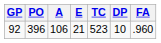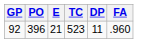- column: (59, 13)
(120, 30) 10 -> (97, 30) 11
